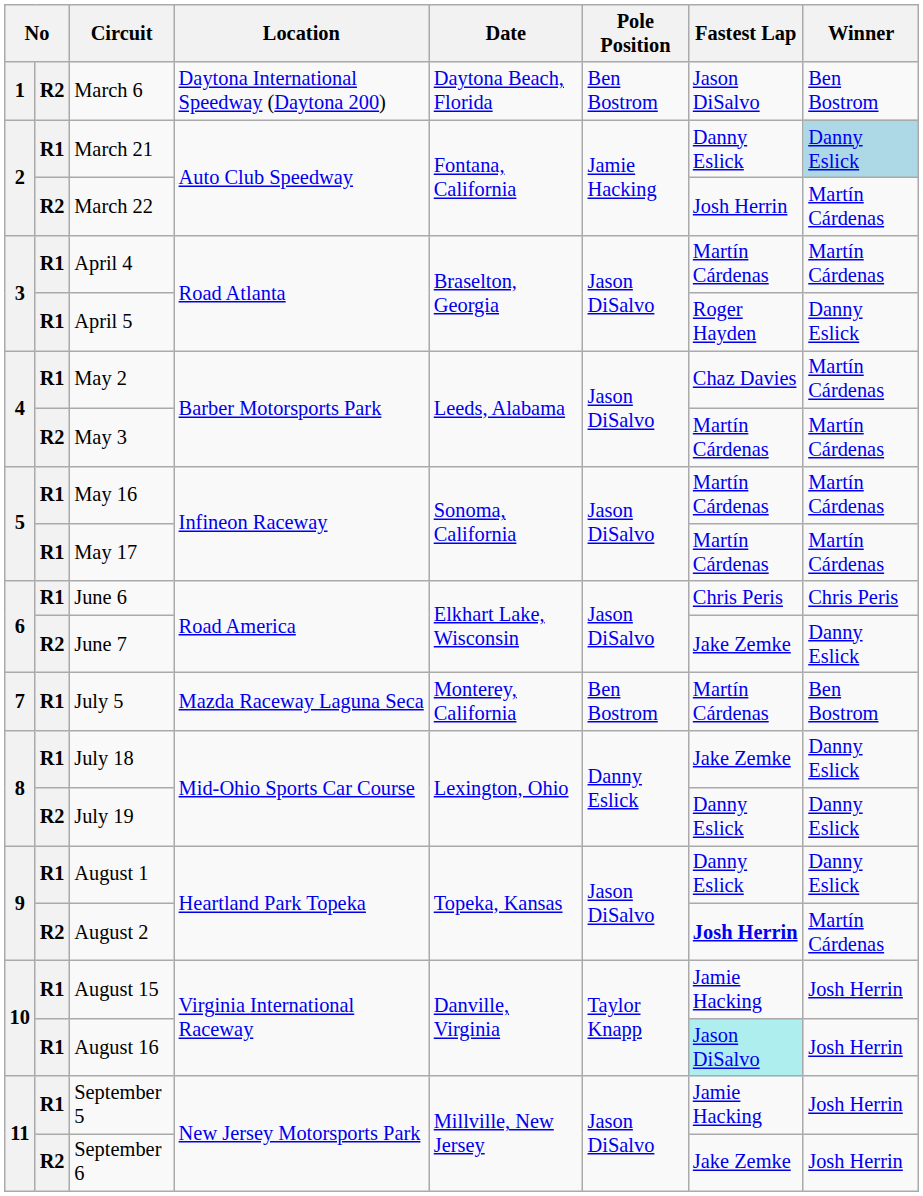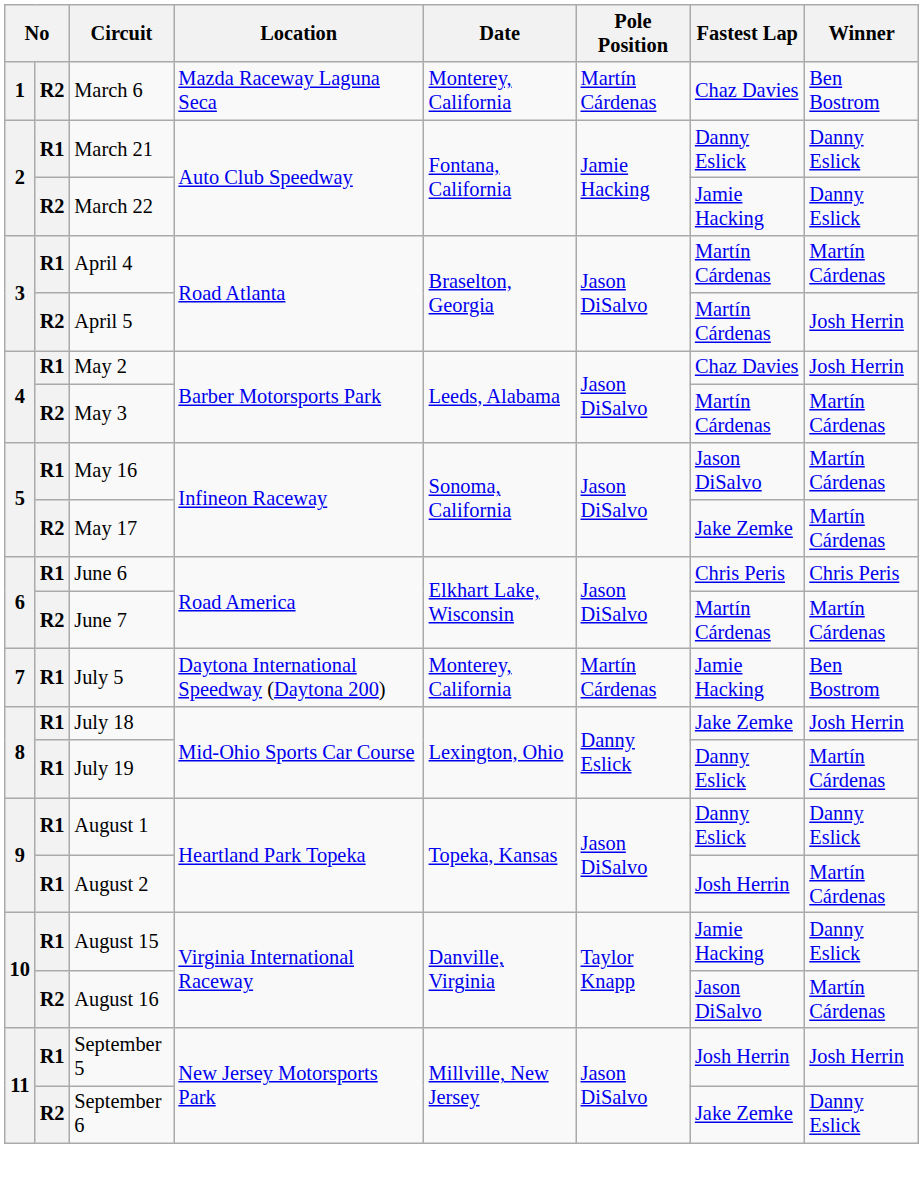(282, 90) Daytona International Speedway (Daytona 200) -> (279, 90) Mazda Raceway Laguna Seca
(499, 90) Daytona Beach, Florida -> (470, 90) Monterey, California
(623, 90) Ben Bostrom -> (618, 90) Martín Cárdenas
(726, 90) Jason DiSalvo -> (747, 90) Chaz Davies
(835, 148) lightblue background -> (836, 148) no background
(740, 205) Josh Herrin -> (729, 205) Jamie Hacking
(846, 205) Martín Cárdenas -> (836, 205) Danny Eslick
(52, 321) R1 -> (52, 321) R2
(725, 321) Roger Hayden -> (733, 321) Martín Cárdenas
(835, 321) Danny Eslick -> (857, 321) Josh Herrin
(846, 378) Martín Cárdenas -> (857, 366) Josh Herrin
(731, 494) Martín Cárdenas -> (728, 470) Jason DiSalvo
(52, 551) R1 -> (52, 527) R2
(731, 551) Martín Cárdenas -> (744, 527) Jake Zemke
(742, 643) Jake Zemke -> (733, 619) Martín Cárdenas
(835, 643) Danny Eslick -> (847, 619) Martín Cárdenas
(301, 700) Mazda Raceway Laguna Seca -> (282, 676) Daytona International Speedway (Daytona 200)
(623, 700) Ben Bostrom -> (618, 676) Martín Cárdenas
(731, 700) Martín Cárdenas -> (729, 676) Jamie Hacking
(835, 758) Danny Eslick -> (857, 722) Josh Herrin
(52, 816) R2 -> (52, 768) R1
(835, 816) Danny Eslick -> (847, 768) Martín Cárdenas
(52, 931) R2 -> (52, 883) R1
(745, 931) bold -> (742, 883) normal
(856, 989) Josh Herrin -> (836, 941) Danny Eslick
(52, 1046) R1 -> (52, 998) R2
(726, 1046) paleturquoise background -> (728, 998) no background
(856, 1046) Josh Herrin -> (847, 998) Martín Cárdenas
(727, 1104) Jamie Hacking -> (742, 1056) Josh Herrin
(856, 1162) Josh Herrin -> (836, 1114) Danny Eslick
